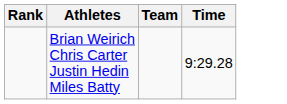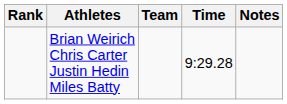+ column: (259, 15)
